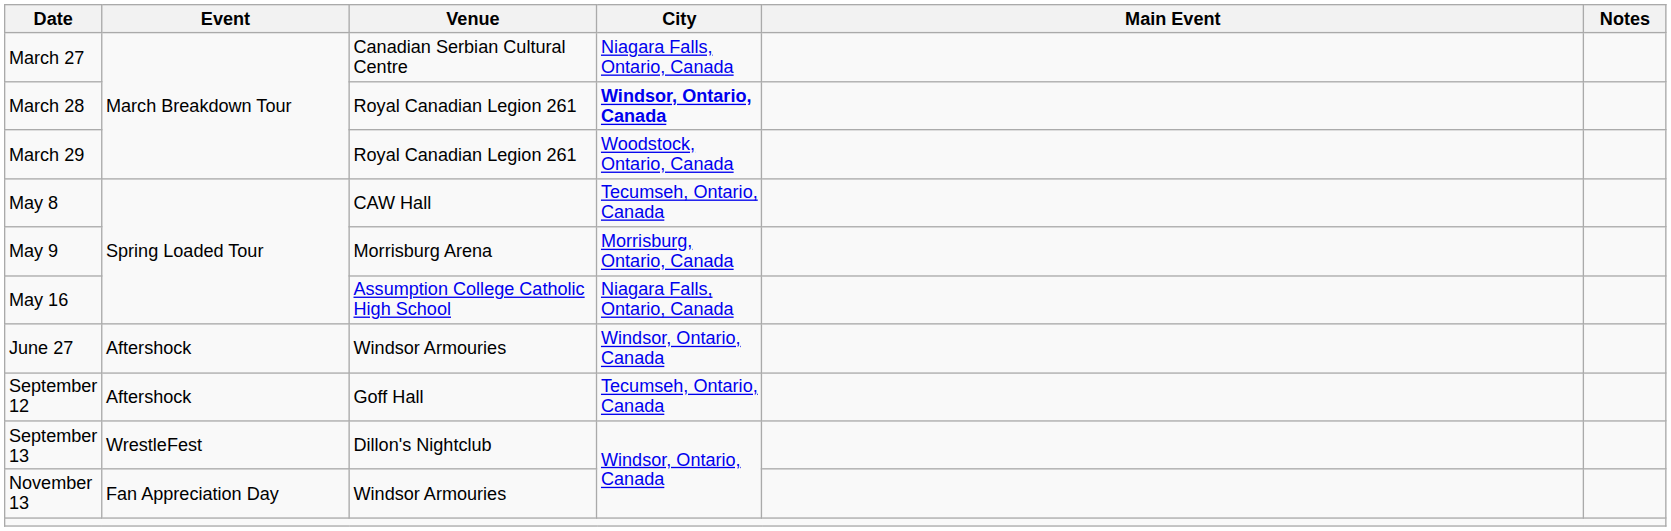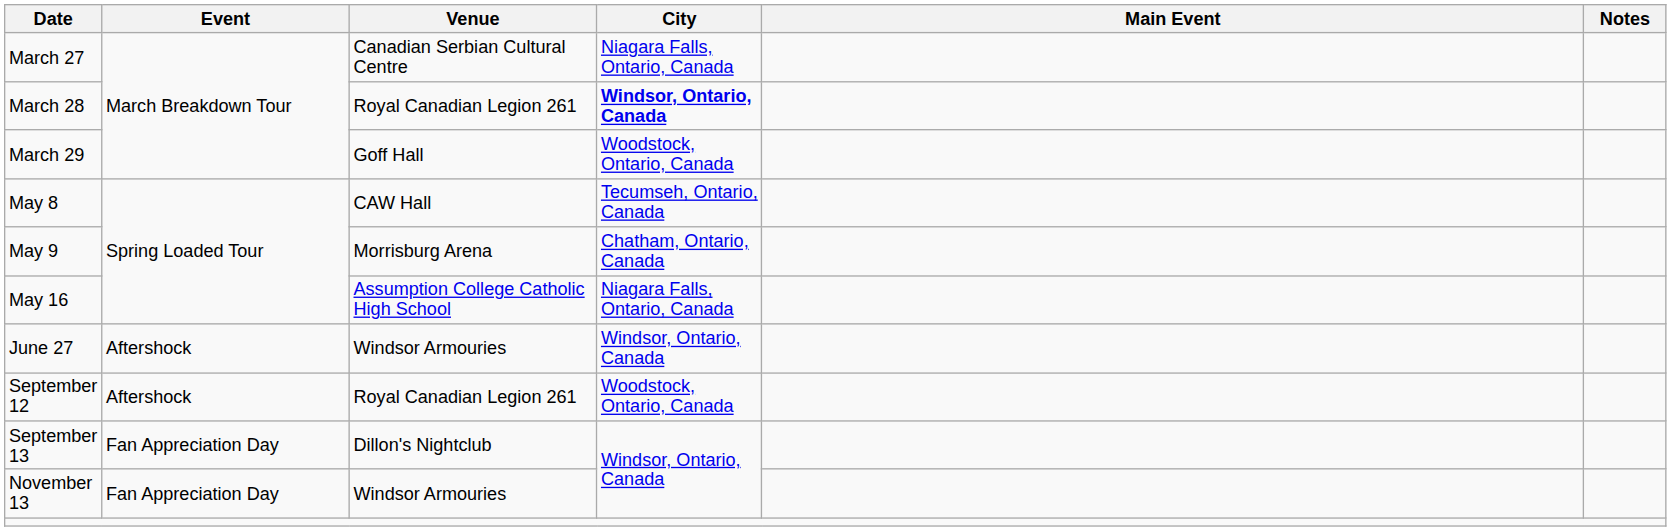(465, 154) Royal Canadian Legion 261 -> (389, 154) Goff Hall
(667, 251) Morrisburg, Ontario, Canada -> (675, 251) Chatham, Ontario, Canada
(389, 396) Goff Hall -> (465, 396) Royal Canadian Legion 261
(679, 396) Tecumseh, Ontario, Canada -> (667, 396) Woodstock, Ontario, Canada
(154, 445) WrestleFest -> (192, 445) Fan Appreciation Day
